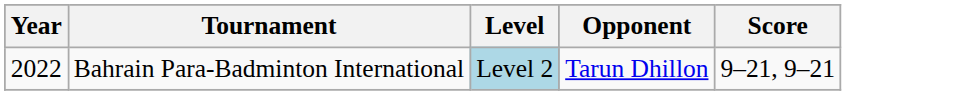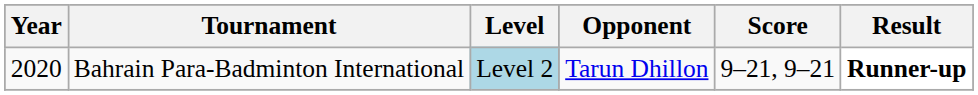+ column: (907, 25)
(36, 67) 2022 -> (36, 67) 2020
